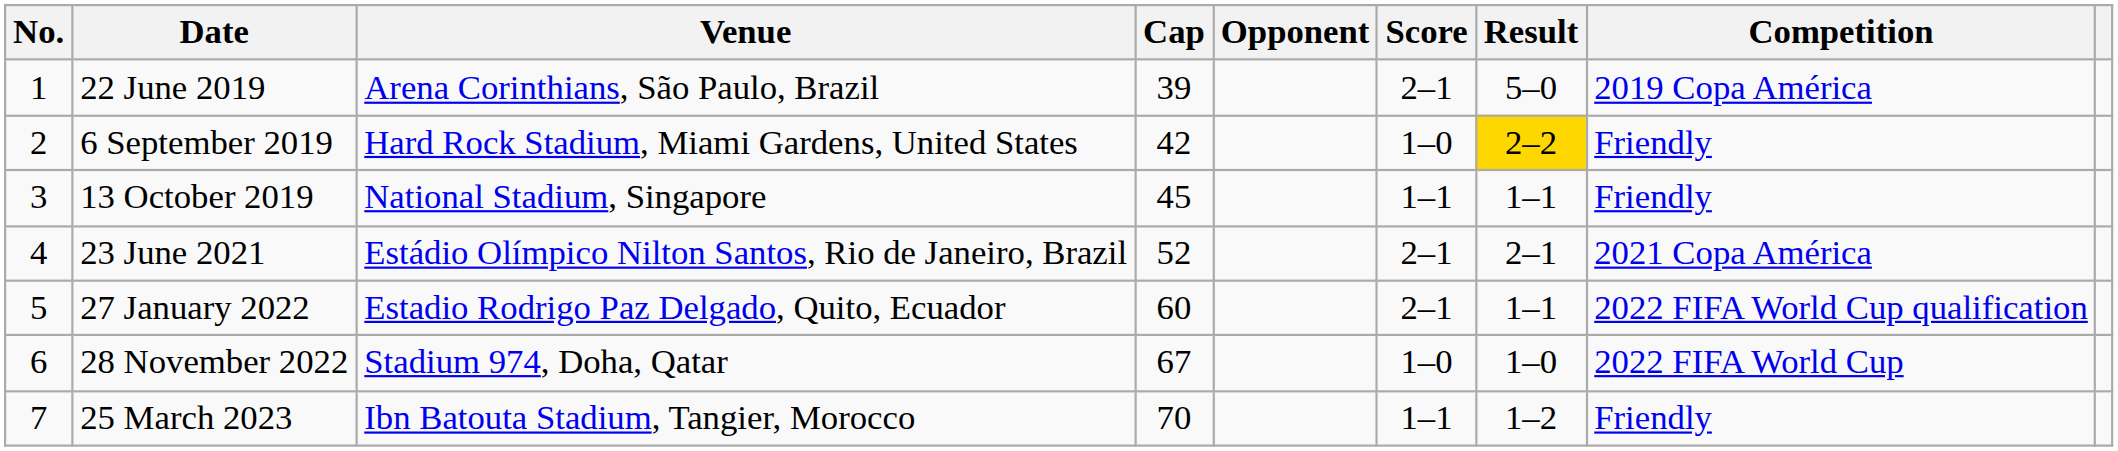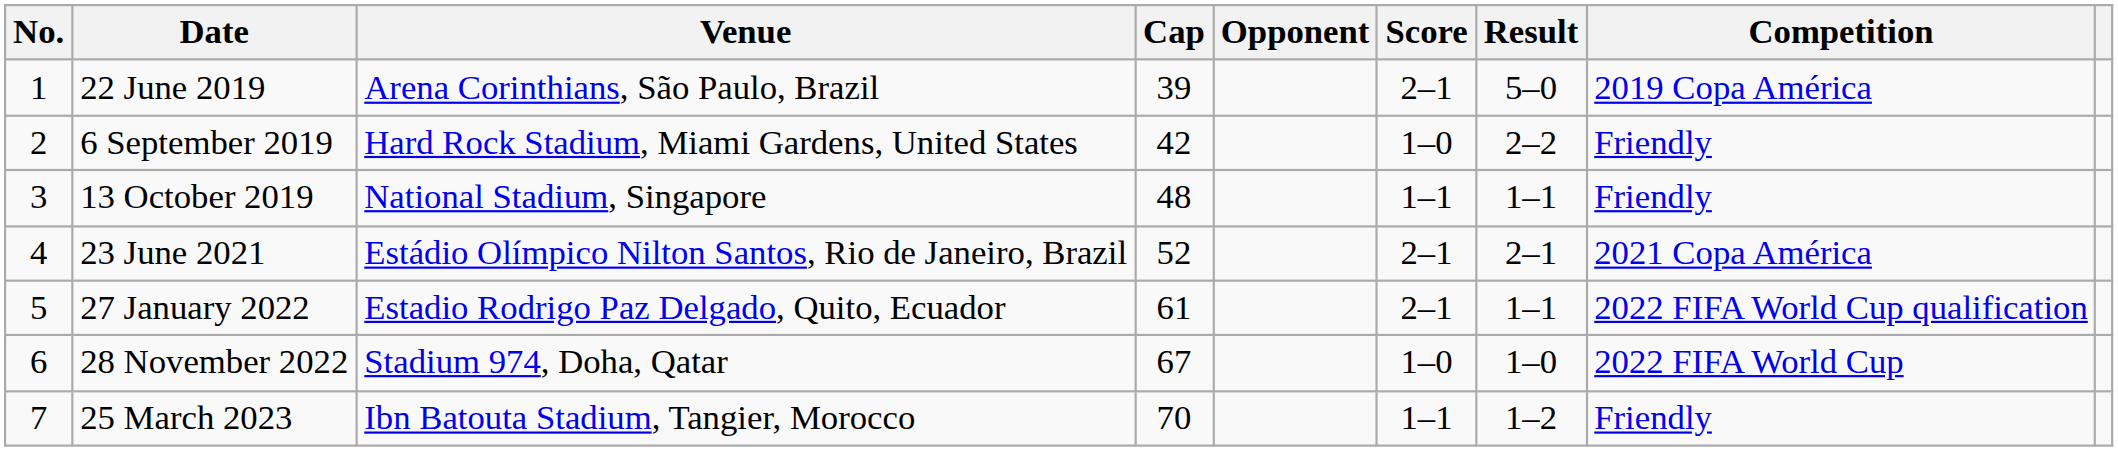(1531, 142) gold background -> (1531, 142) no background
(1174, 197) 45 -> (1174, 197) 48
(1174, 307) 60 -> (1174, 307) 61
